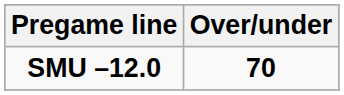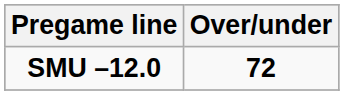(261, 68) 70 -> (261, 68) 72
